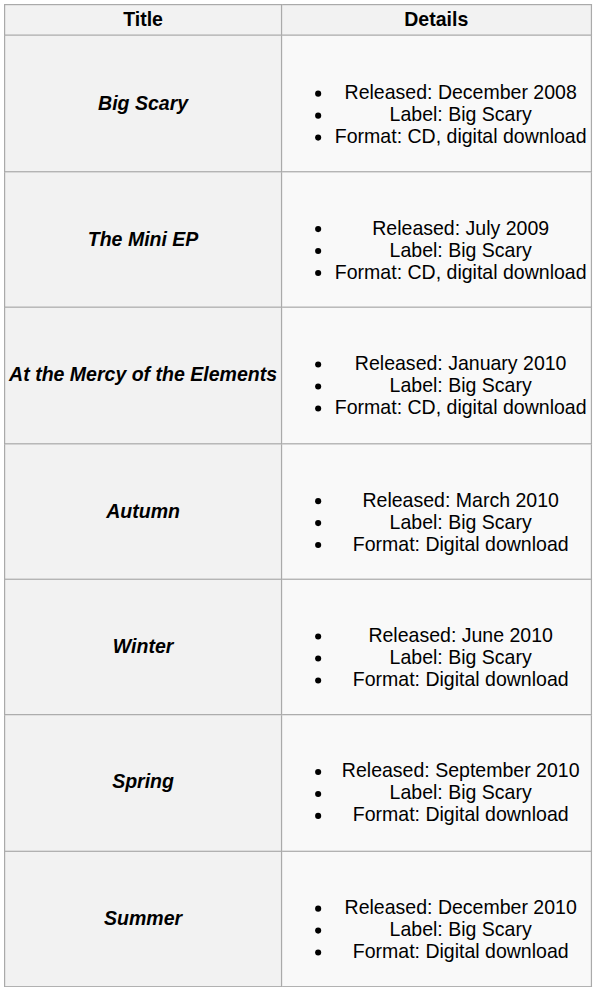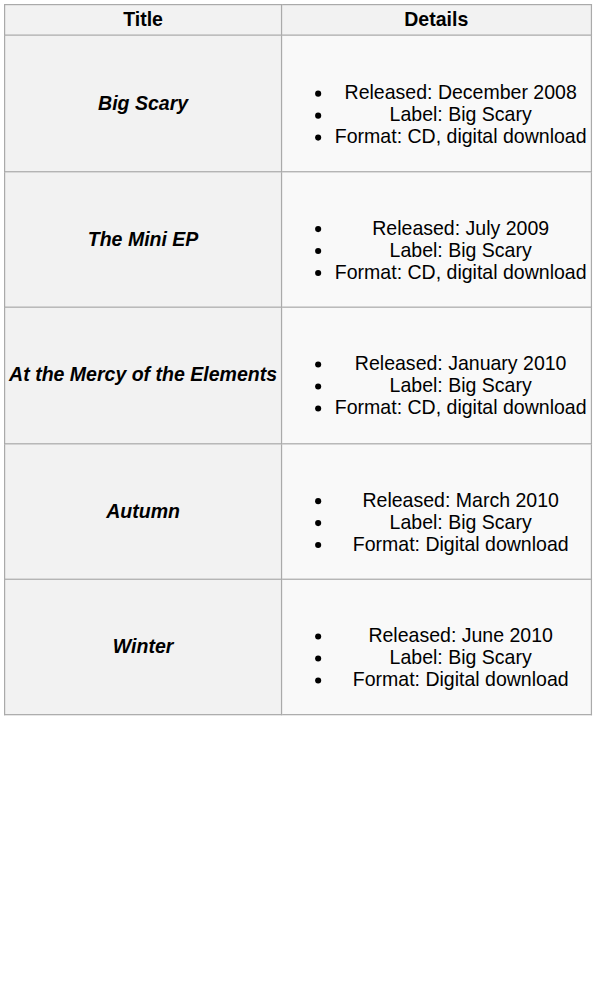- row: (143, 782)
- row: (143, 918)
